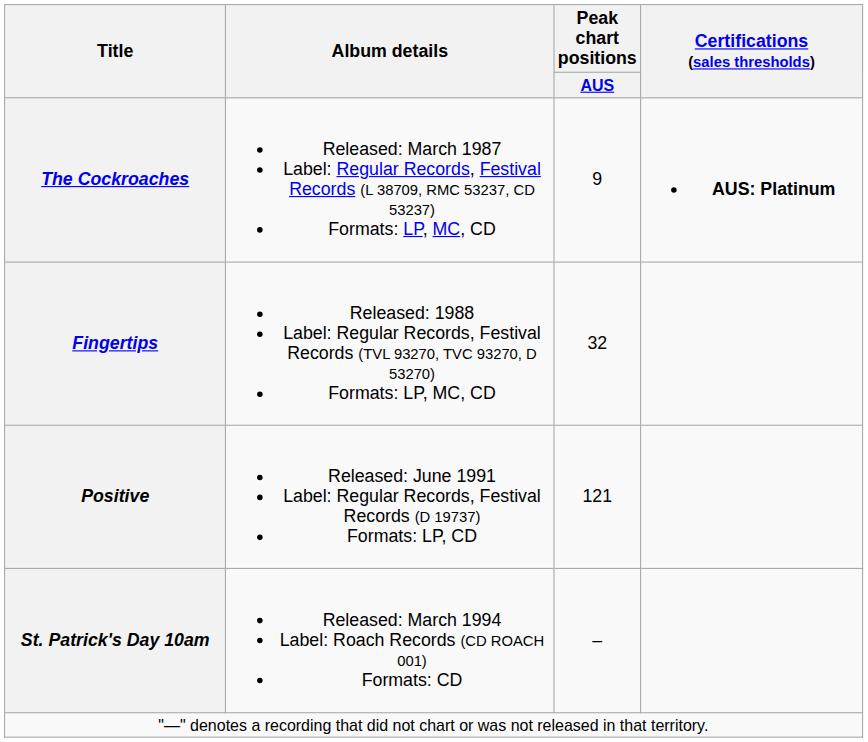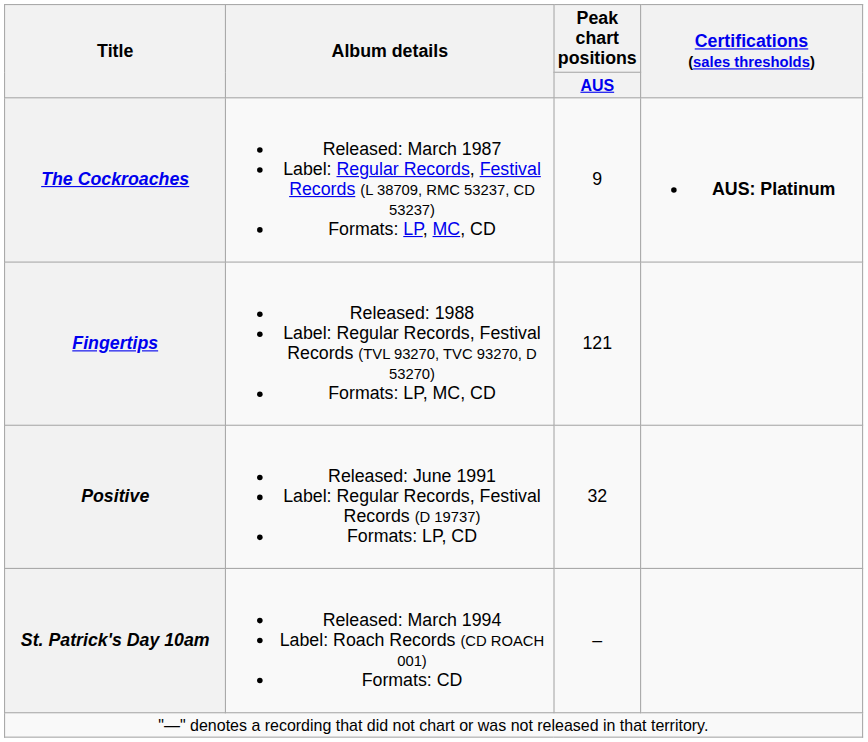(597, 343) 32 -> (597, 343) 121
(597, 496) 121 -> (597, 496) 32
